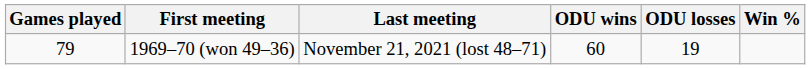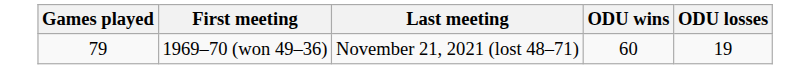- column: (772, 19)
